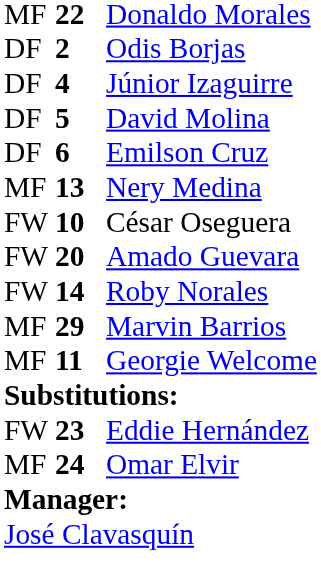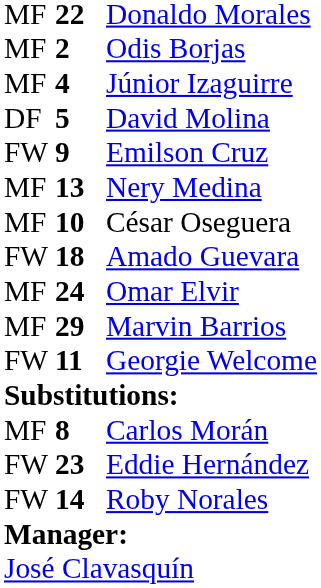(23, 48) DF -> (25, 48) MF
(23, 83) DF -> (25, 83) MF
(23, 152) DF -> (26, 152) FW
(62, 152) 6 -> (62, 152) 9
(26, 221) FW -> (25, 221) MF
(70, 256) 20 -> (70, 256) 18
rows swapped: (172, 464) <-> (187, 291)
(25, 360) MF -> (26, 360) FW
+ row: (187, 429)
